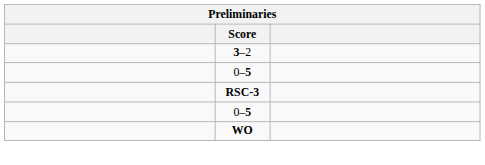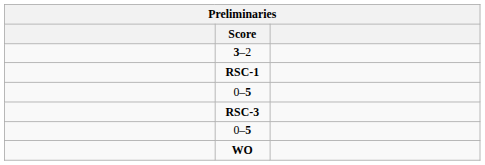+ row: (110, 73)
